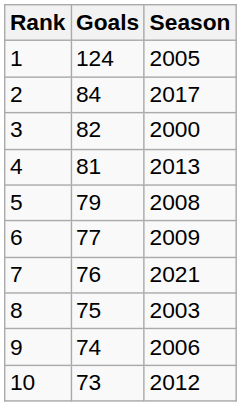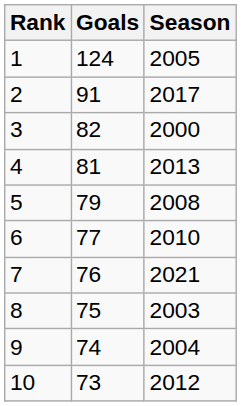(89, 94) 84 -> (89, 94) 91
(175, 238) 2009 -> (175, 238) 2010
(175, 346) 2006 -> (175, 346) 2004
